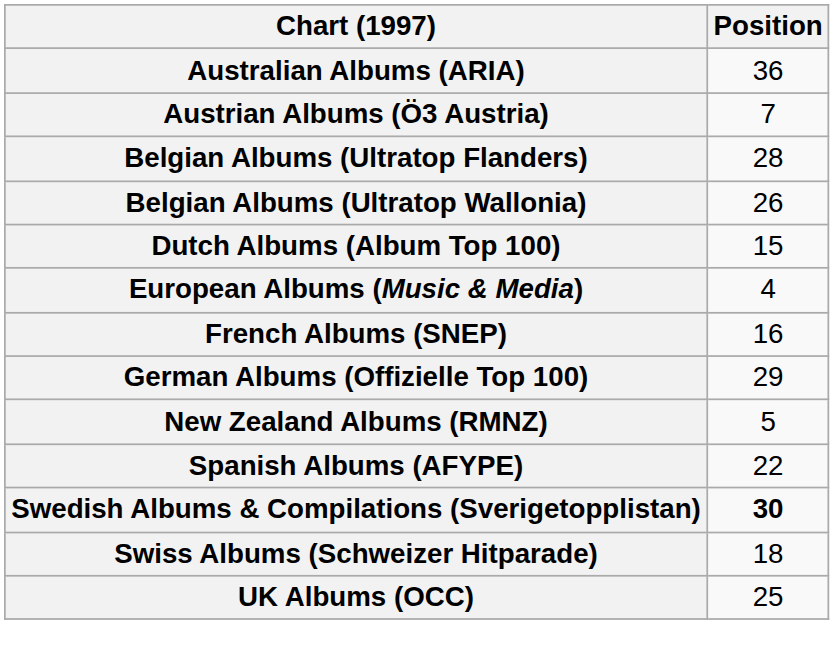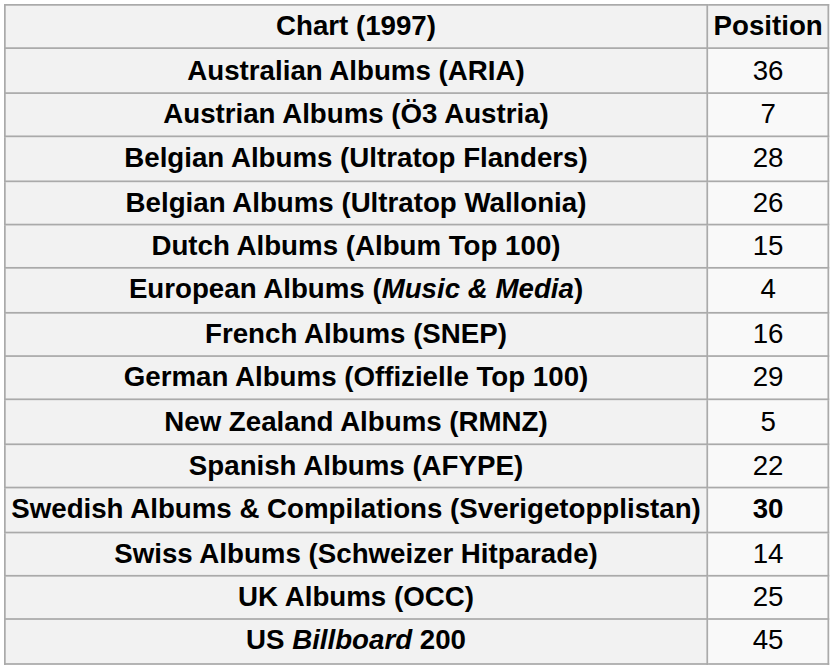(768, 553) 18 -> (768, 553) 14
+ row: (356, 641)
